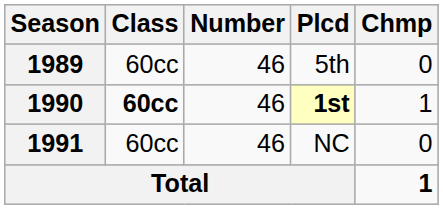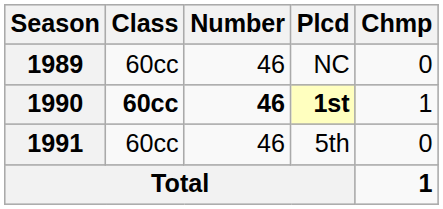(332, 64) 5th -> (332, 64) NC
(271, 104) normal -> (271, 104) bold
(332, 143) NC -> (332, 143) 5th
